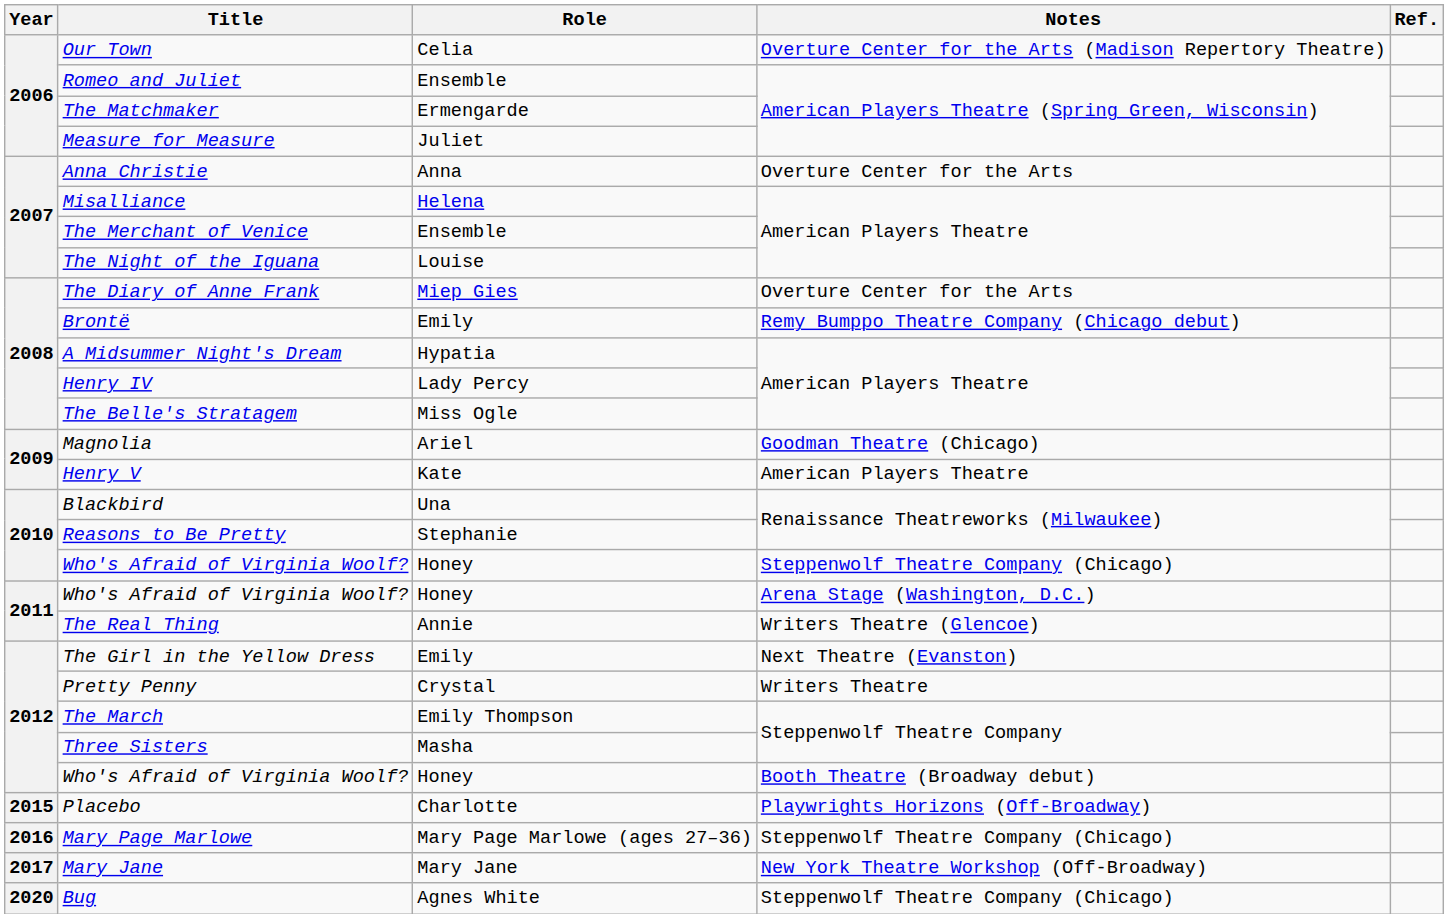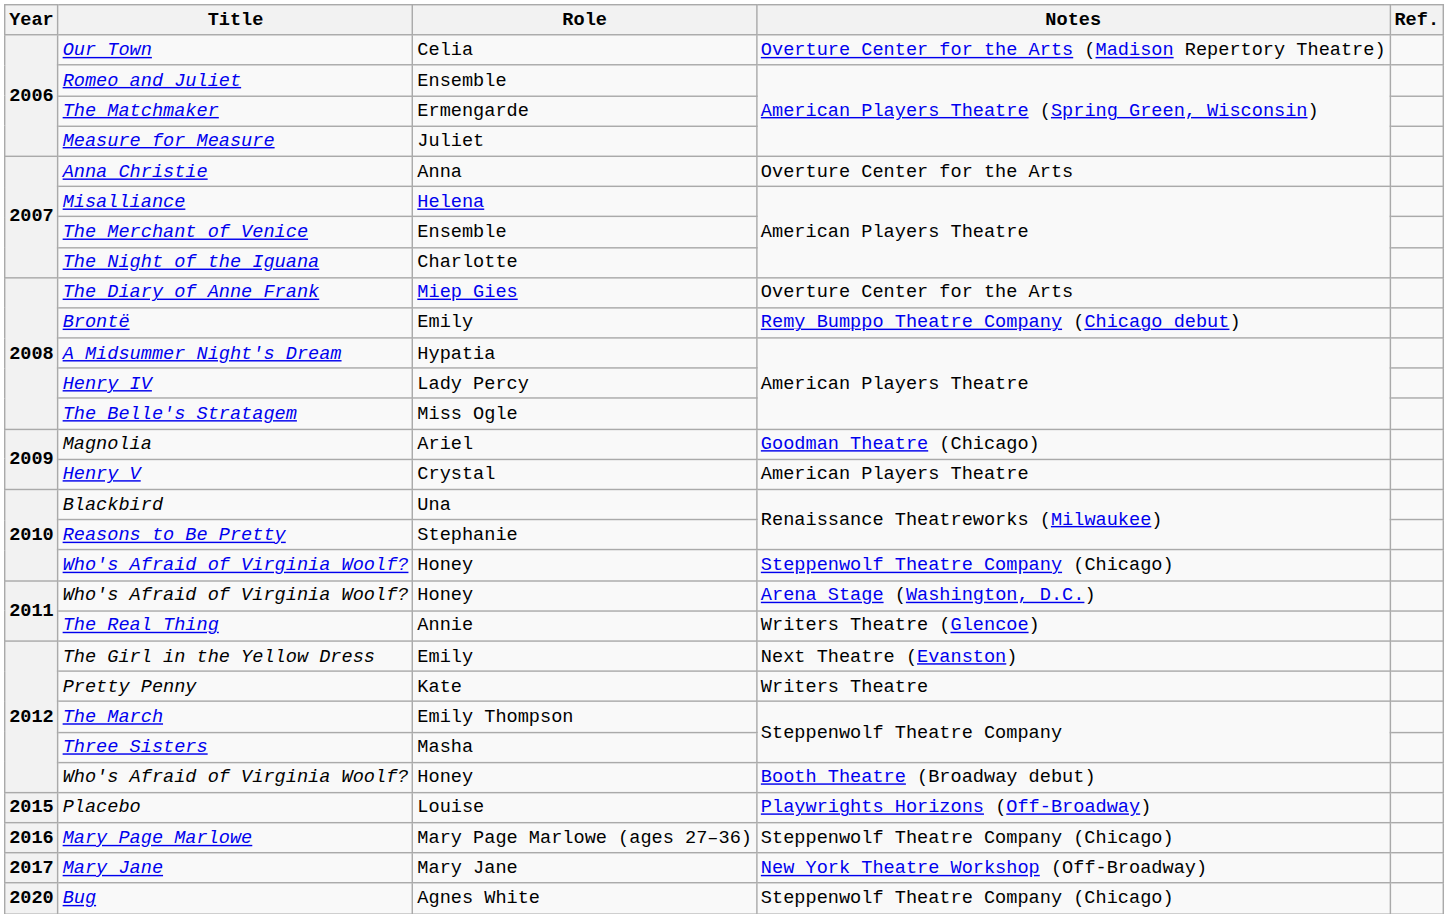(451, 262) Louise -> (468, 262) Charlotte
(440, 474) Kate -> (456, 474) Crystal
(456, 686) Crystal -> (440, 686) Kate
(468, 808) Charlotte -> (451, 808) Louise
